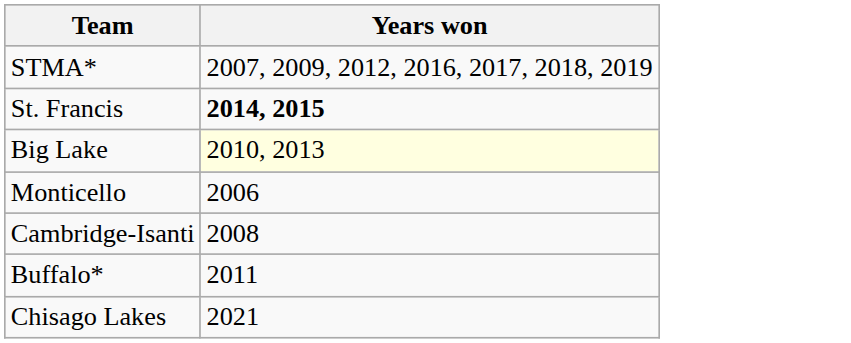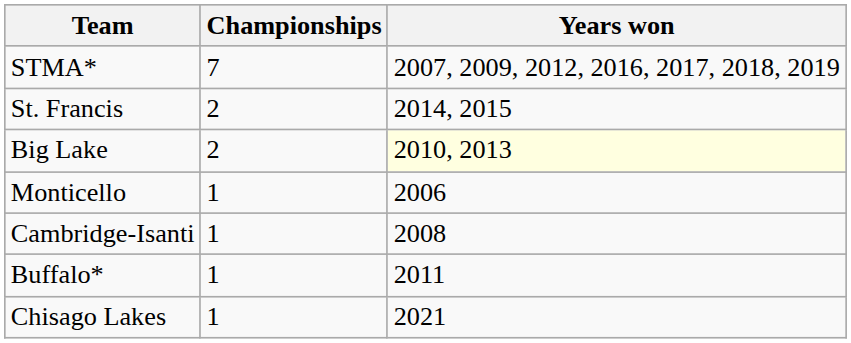+ column: (294, 25)
(266, 108) bold -> (453, 108) normal
